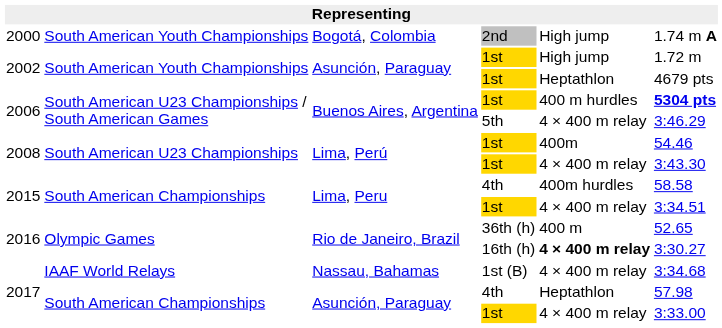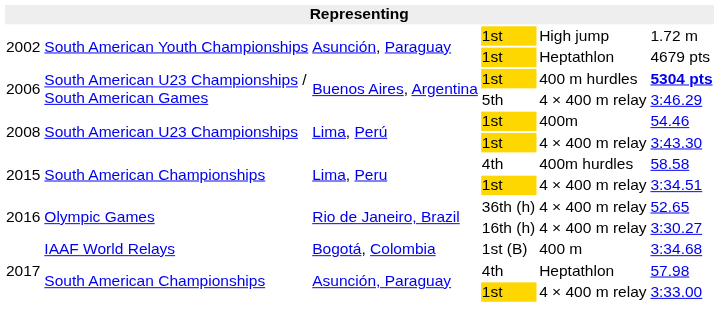- row: (23, 35)
(561, 228) 400 m -> (593, 206) 4 × 400 m relay
(595, 249) bold -> (593, 228) normal
(376, 270) Nassau, Bahamas -> (374, 249) Bogotá, Colombia
(593, 270) 4 × 400 m relay -> (561, 249) 400 m
